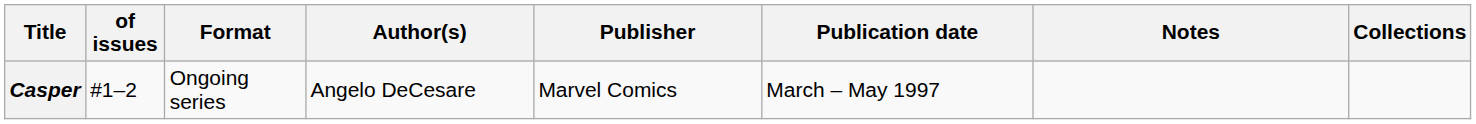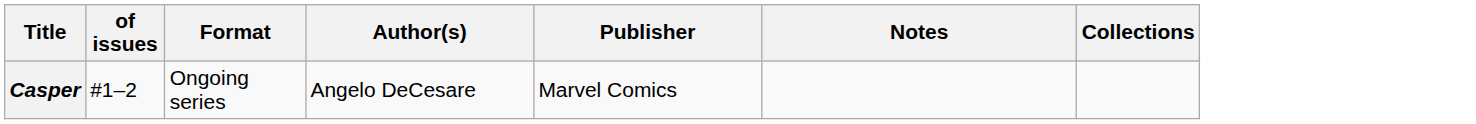- column: (897, 32)
